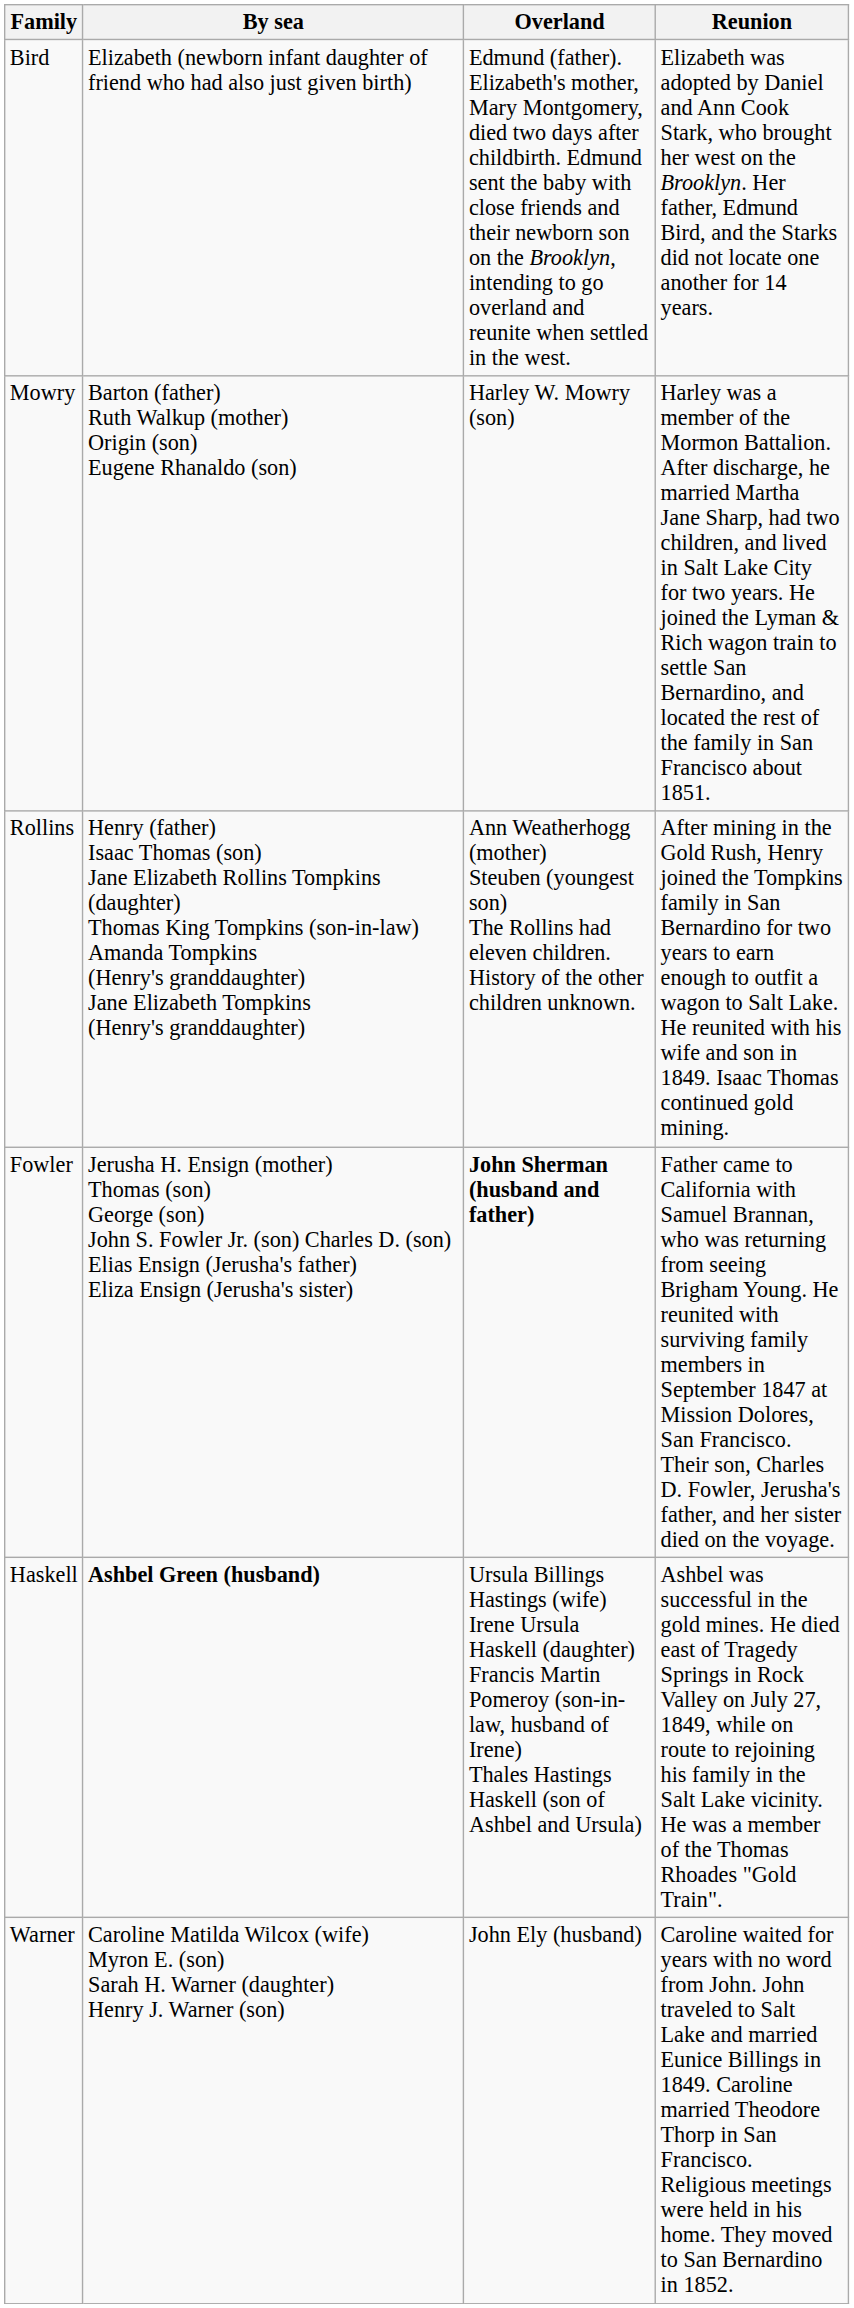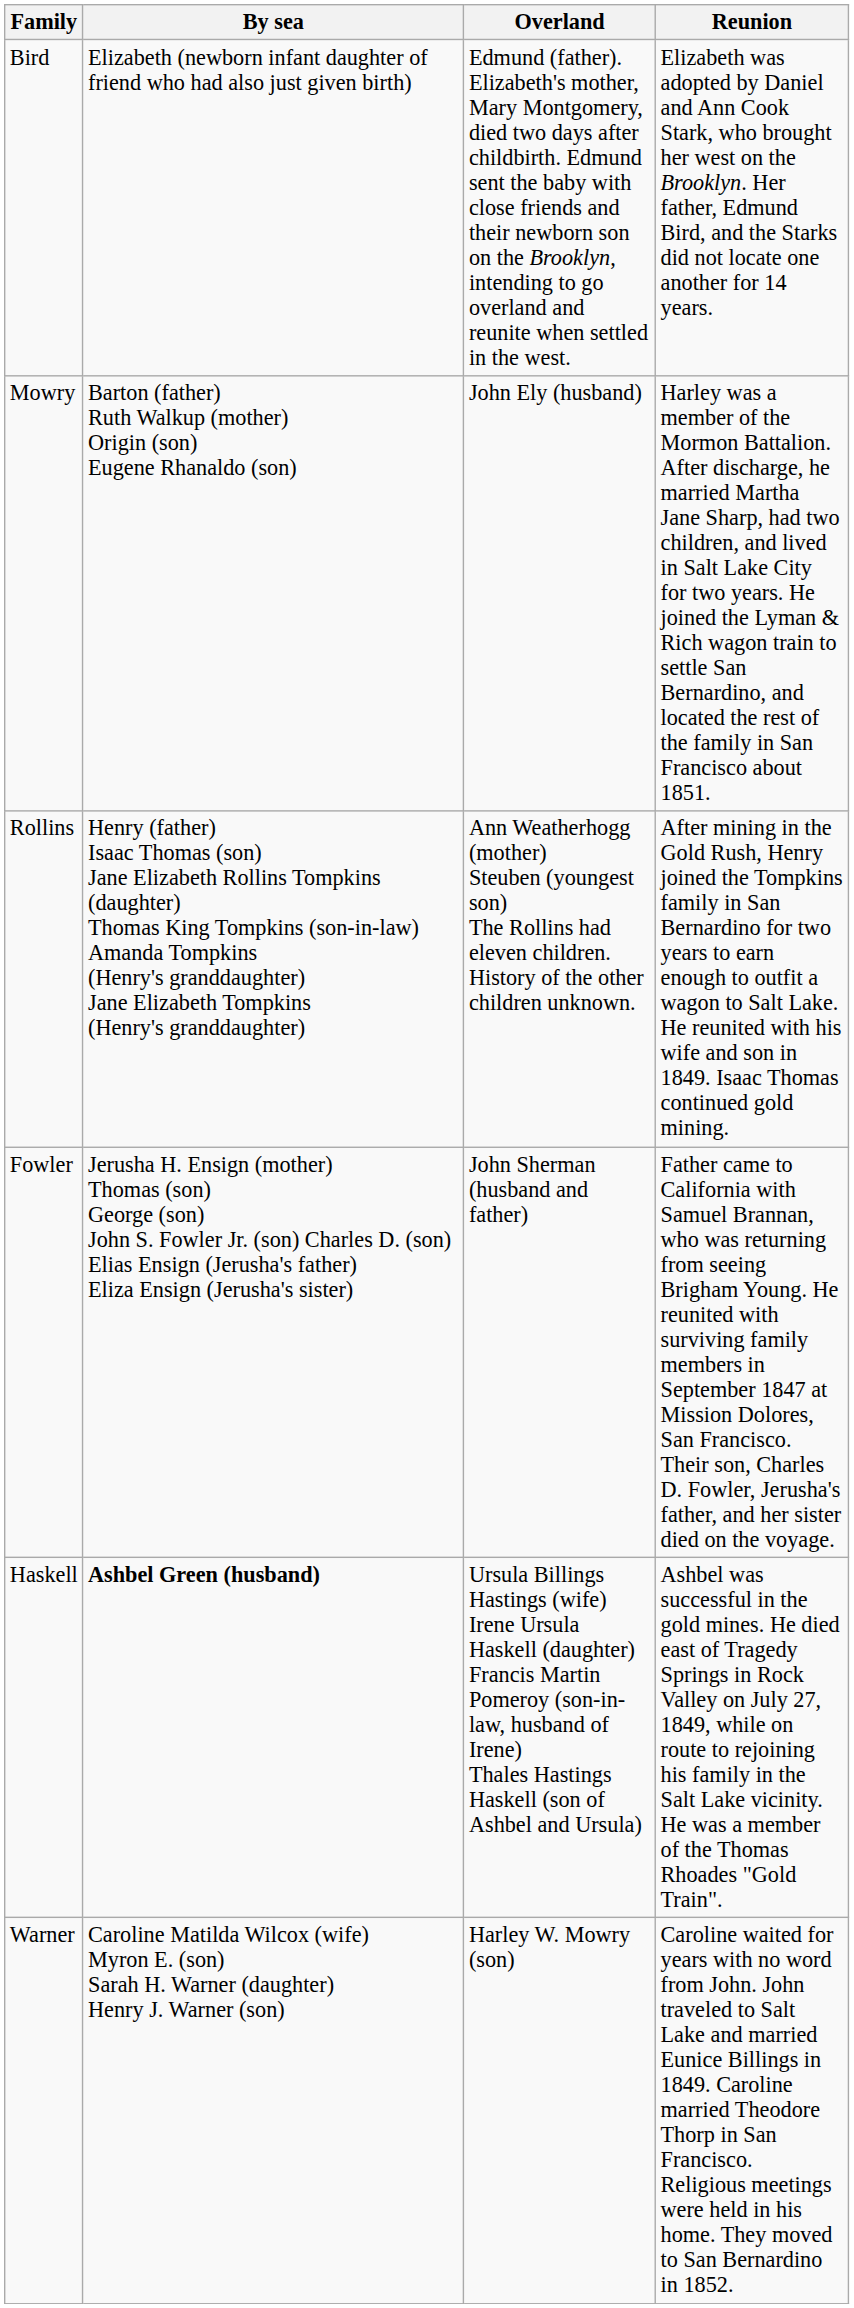(550, 405) Harley W. Mowry (son) -> (555, 392) John Ely (husband)
(538, 1189) bold -> (532, 1189) normal
(555, 1935) John Ely (husband) -> (550, 1947) Harley W. Mowry (son)
